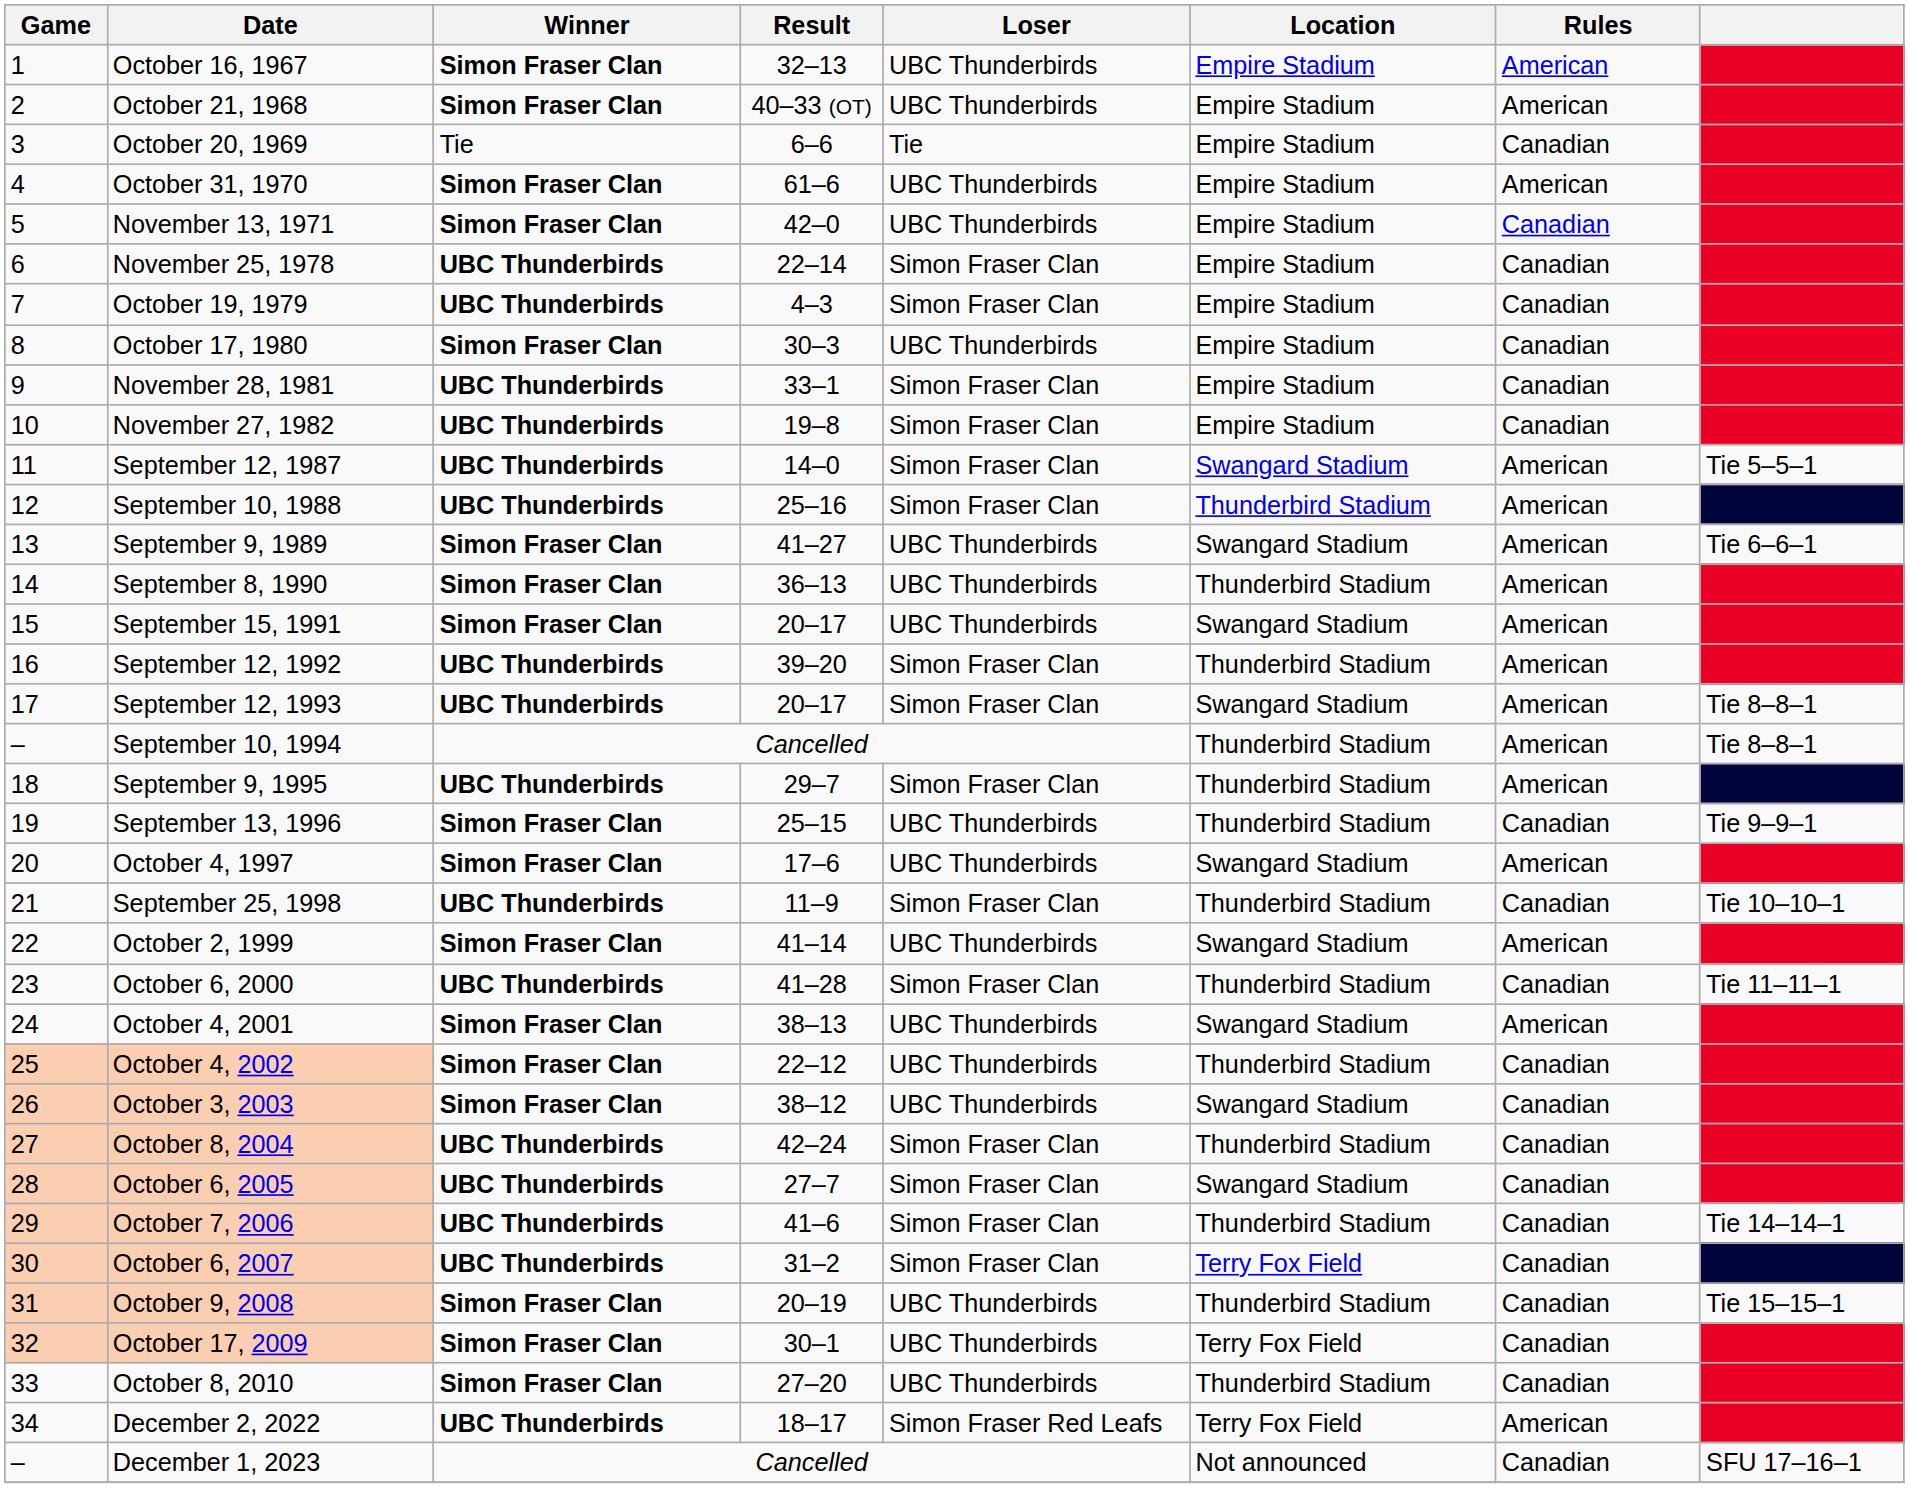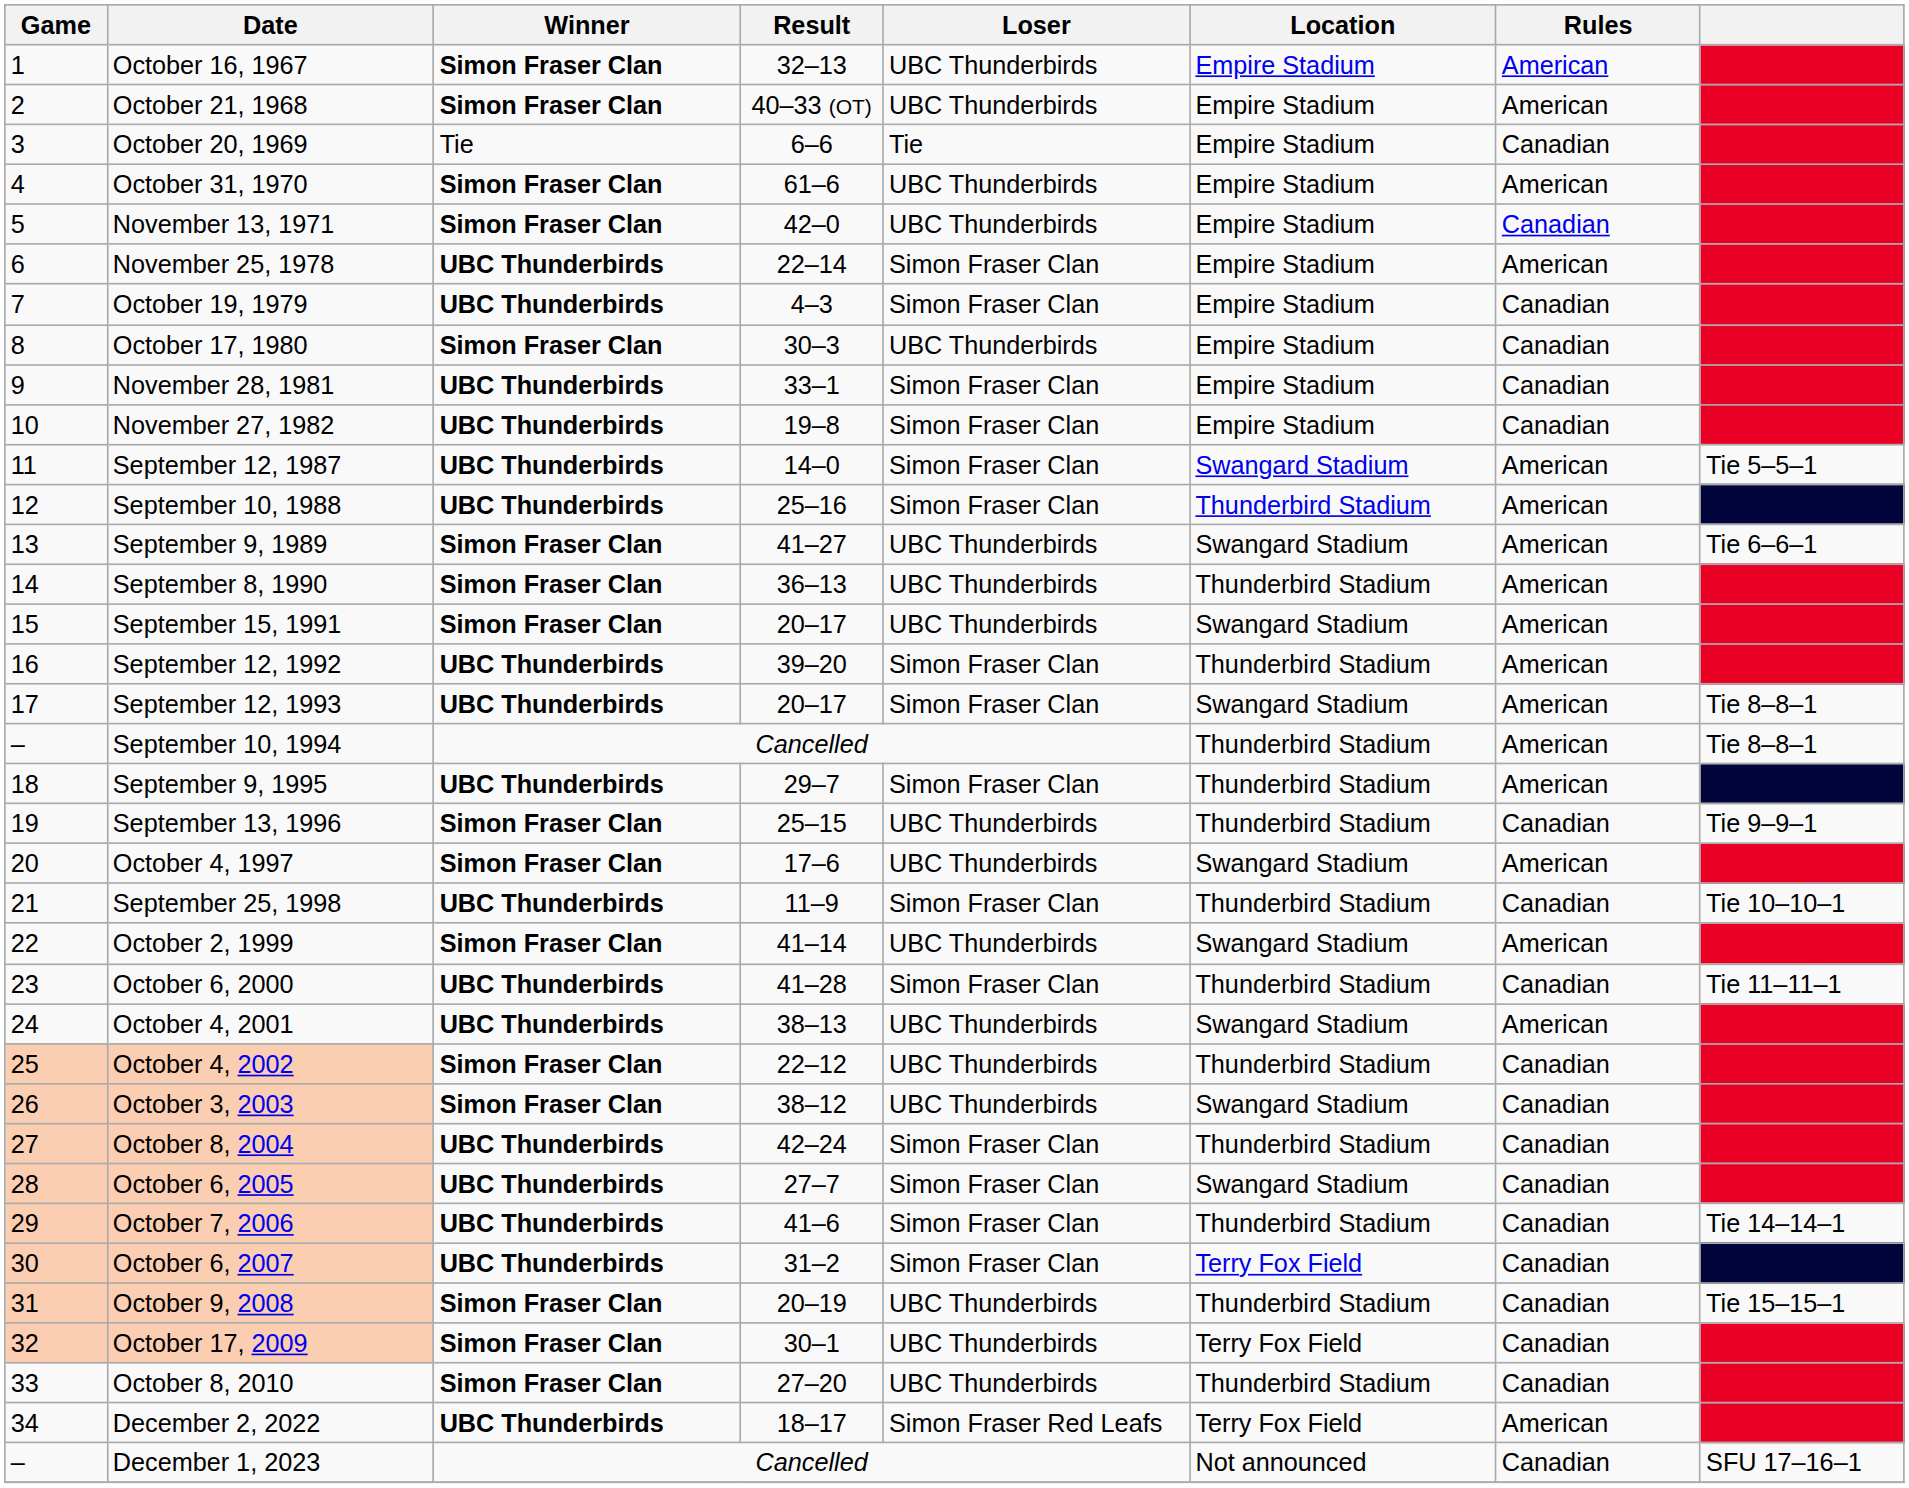(1556, 265) Canadian -> (1555, 265) American
(551, 1024) Simon Fraser Clan -> (552, 1024) UBC Thunderbirds
